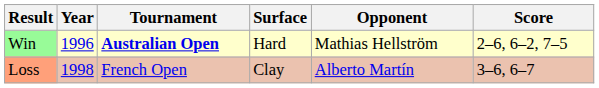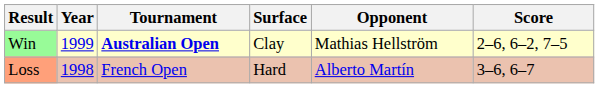(77, 43) 1996 -> (77, 43) 1999
(270, 43) Hard -> (269, 43) Clay
(269, 69) Clay -> (270, 69) Hard
